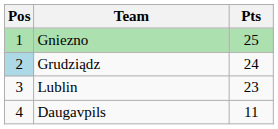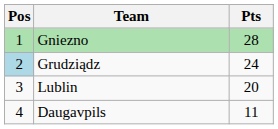(251, 40) 25 -> (251, 40) 28
(251, 87) 23 -> (251, 87) 20
